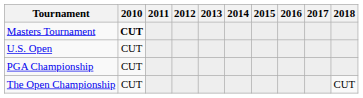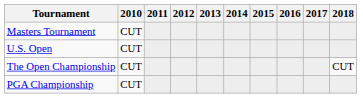(132, 31) bold -> (131, 31) normal
rows swapped: (61, 84) <-> (50, 66)
